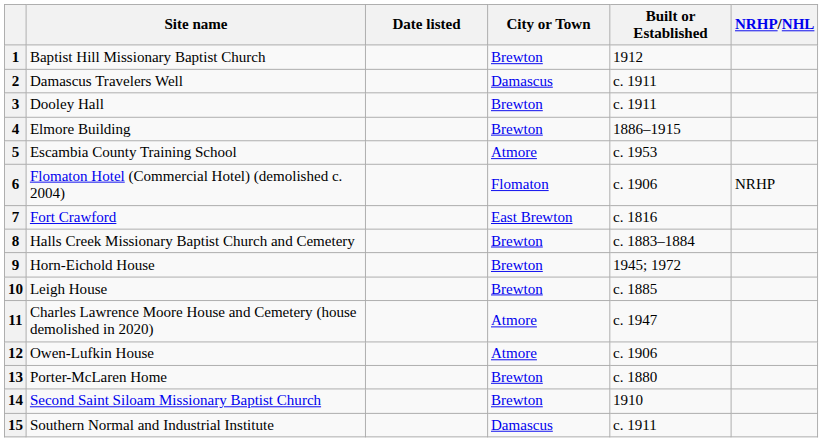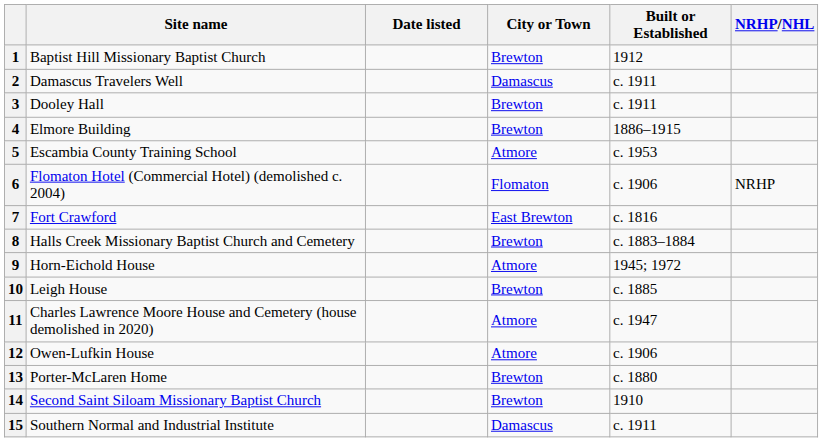(517, 264) Brewton -> (514, 264) Atmore
